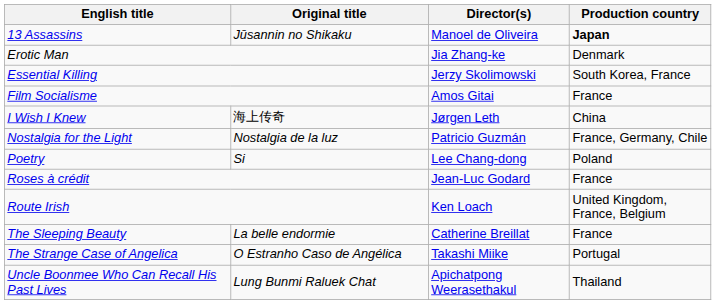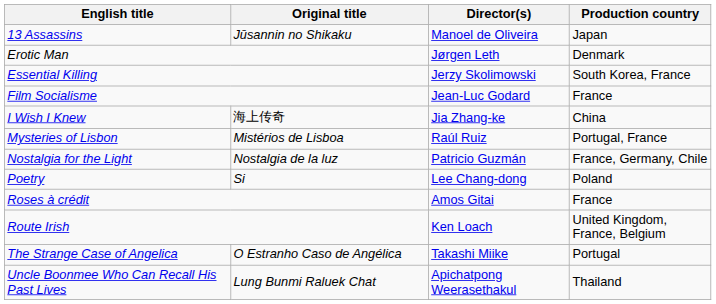(591, 34) bold -> (590, 34) normal
(468, 55) Jia Zhang-ke -> (465, 55) Jørgen Leth
(462, 95) Amos Gitai -> (481, 95) Jean-Luc Godard
(465, 117) Jørgen Leth -> (468, 117) Jia Zhang-ke
+ row: (62, 138)
(481, 179) Jean-Luc Godard -> (462, 199) Amos Gitai
- row: (67, 234)
